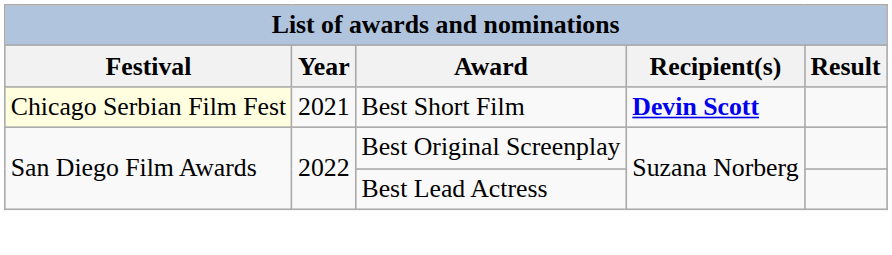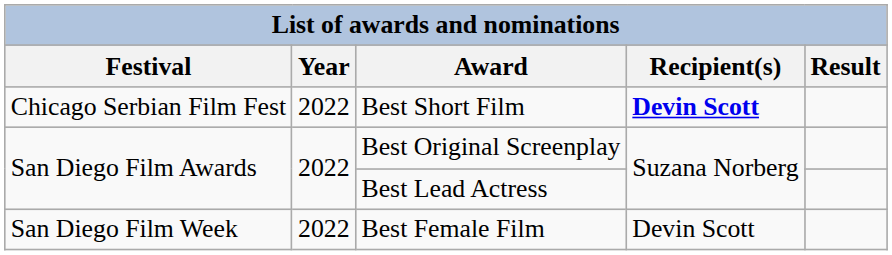(148, 106) lightyellow background -> (148, 106) no background
(324, 106) 2021 -> (324, 106) 2022
+ row: (453, 229)
